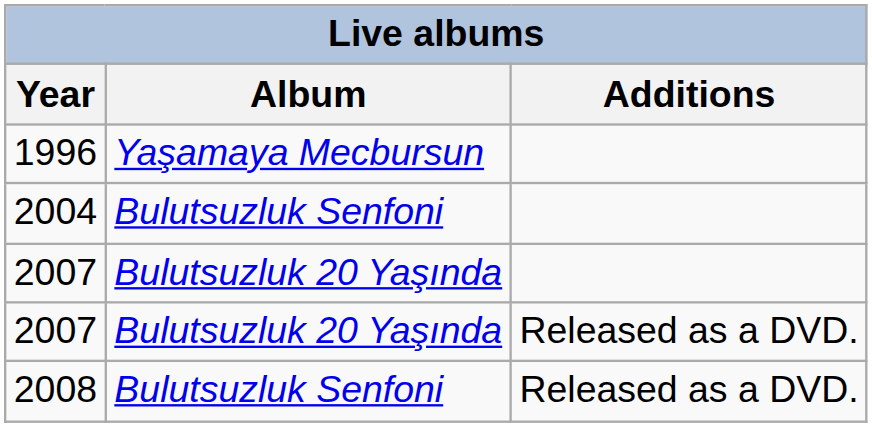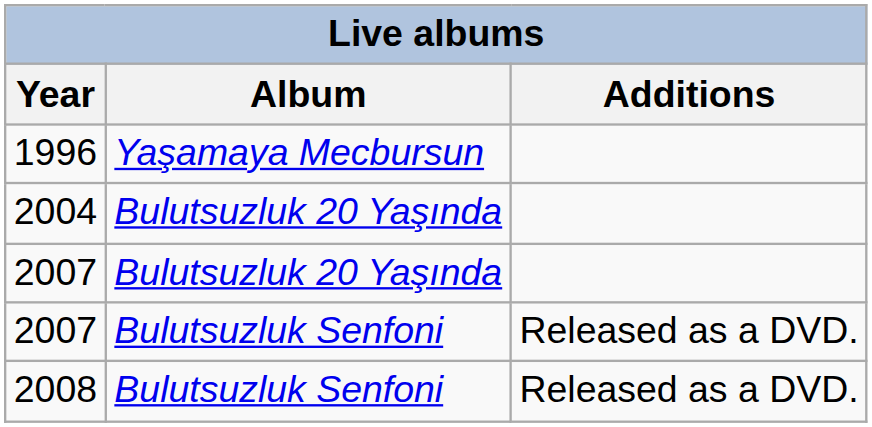(279, 212) Bulutsuzluk Senfoni -> (308, 212) Bulutsuzluk 20 Yaşında
(308, 331) Bulutsuzluk 20 Yaşında -> (279, 331) Bulutsuzluk Senfoni
